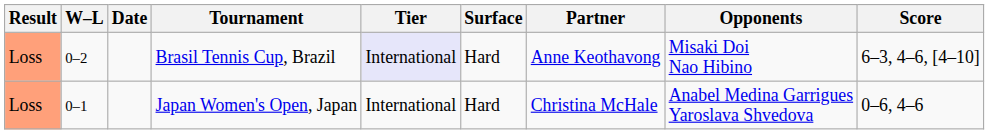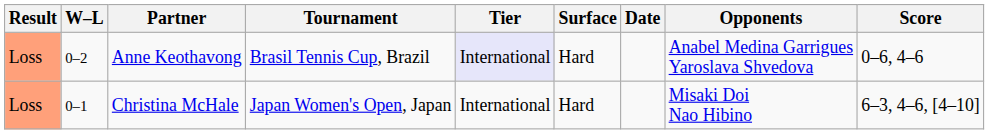columns swapped: (130, 18) <-> (596, 18)
(710, 56) Misaki Doi Nao Hibino -> (761, 56) Anabel Medina Garrigues Yaroslava Shvedova
(920, 56) 6–3, 4–6, [4–10] -> (892, 56) 0–6, 4–6
(761, 104) Anabel Medina Garrigues Yaroslava Shvedova -> (710, 104) Misaki Doi Nao Hibino
(892, 104) 0–6, 4–6 -> (920, 104) 6–3, 4–6, [4–10]
